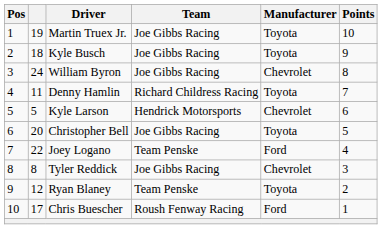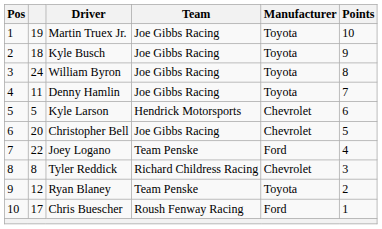(288, 72) Chevrolet -> (280, 72) Toyota
(196, 91) Richard Childress Racing -> (177, 91) Joe Gibbs Racing
(280, 130) Toyota -> (288, 130) Chevrolet
(177, 169) Joe Gibbs Racing -> (196, 169) Richard Childress Racing
